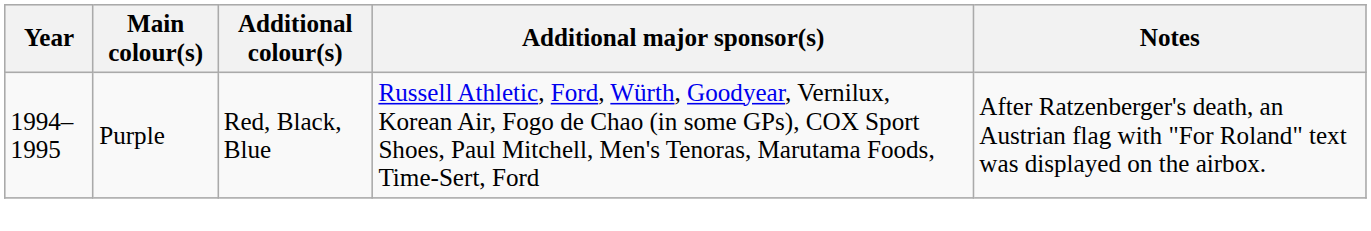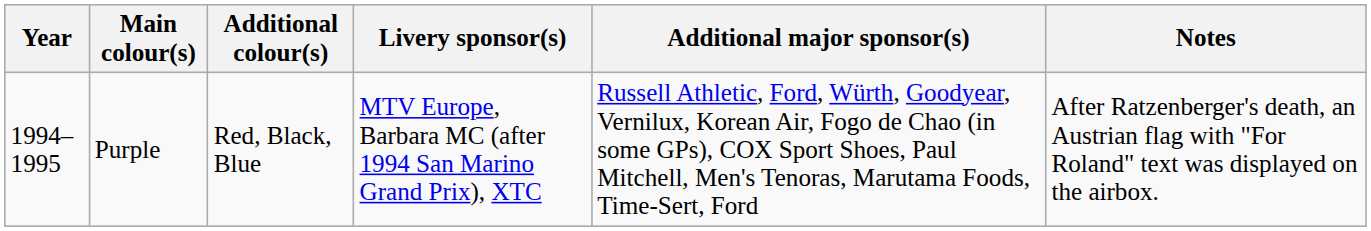+ column: (473, 38)
